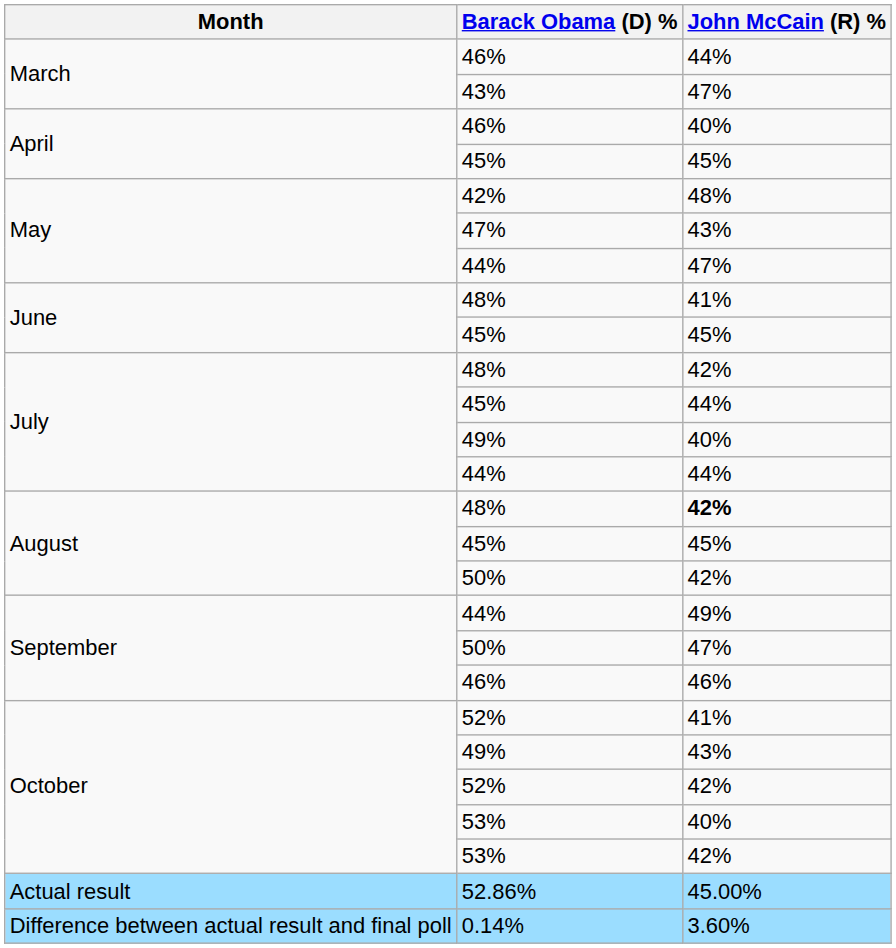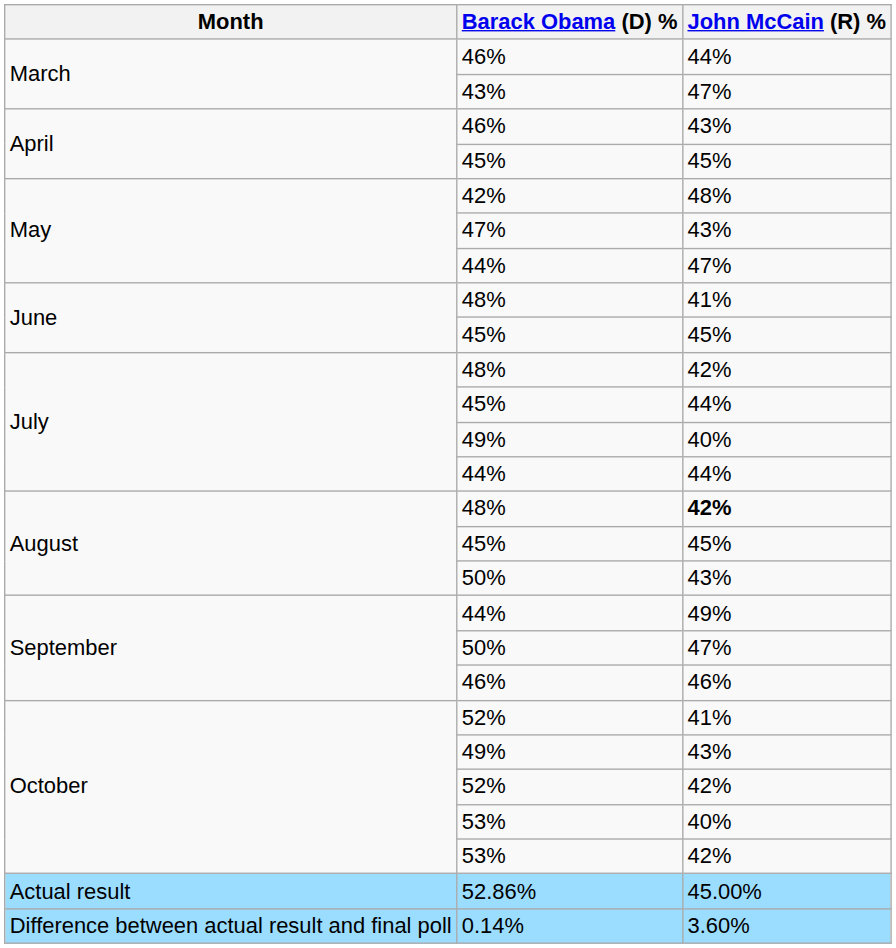(709, 126) 40% -> (709, 126) 43%
(709, 578) 42% -> (709, 578) 43%
